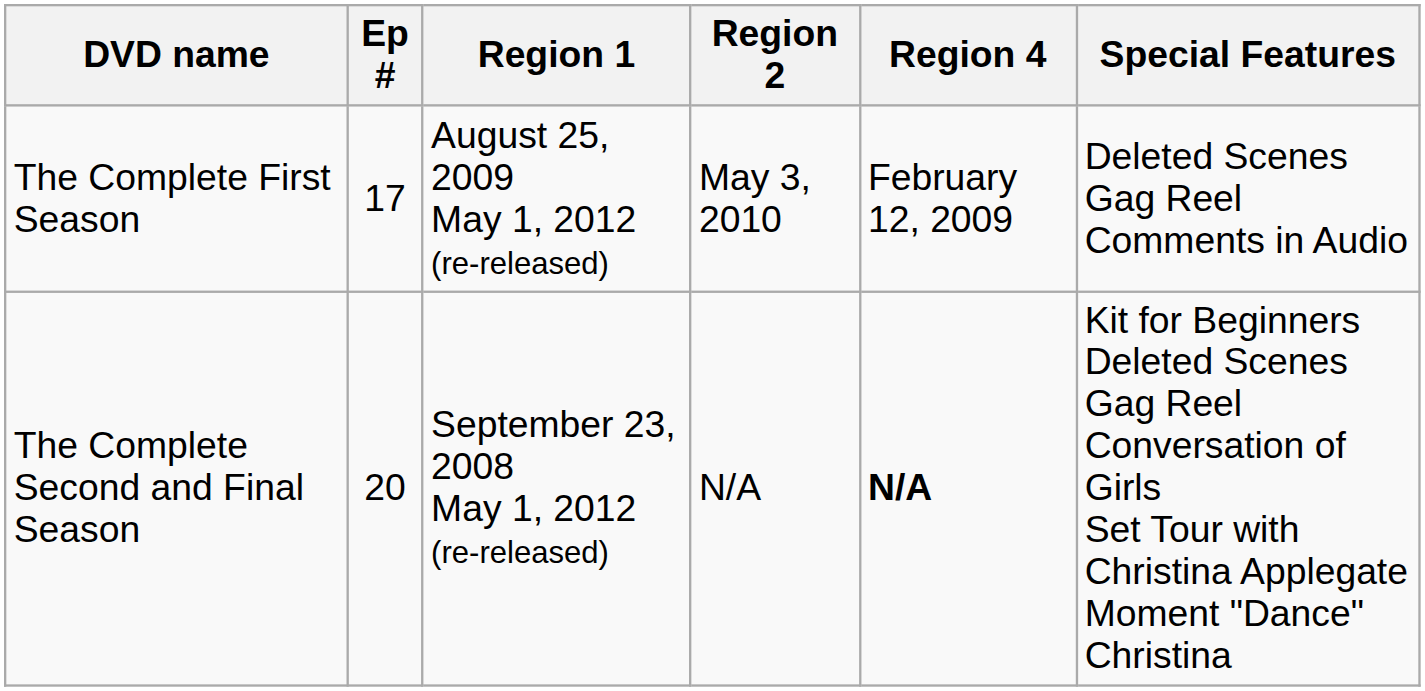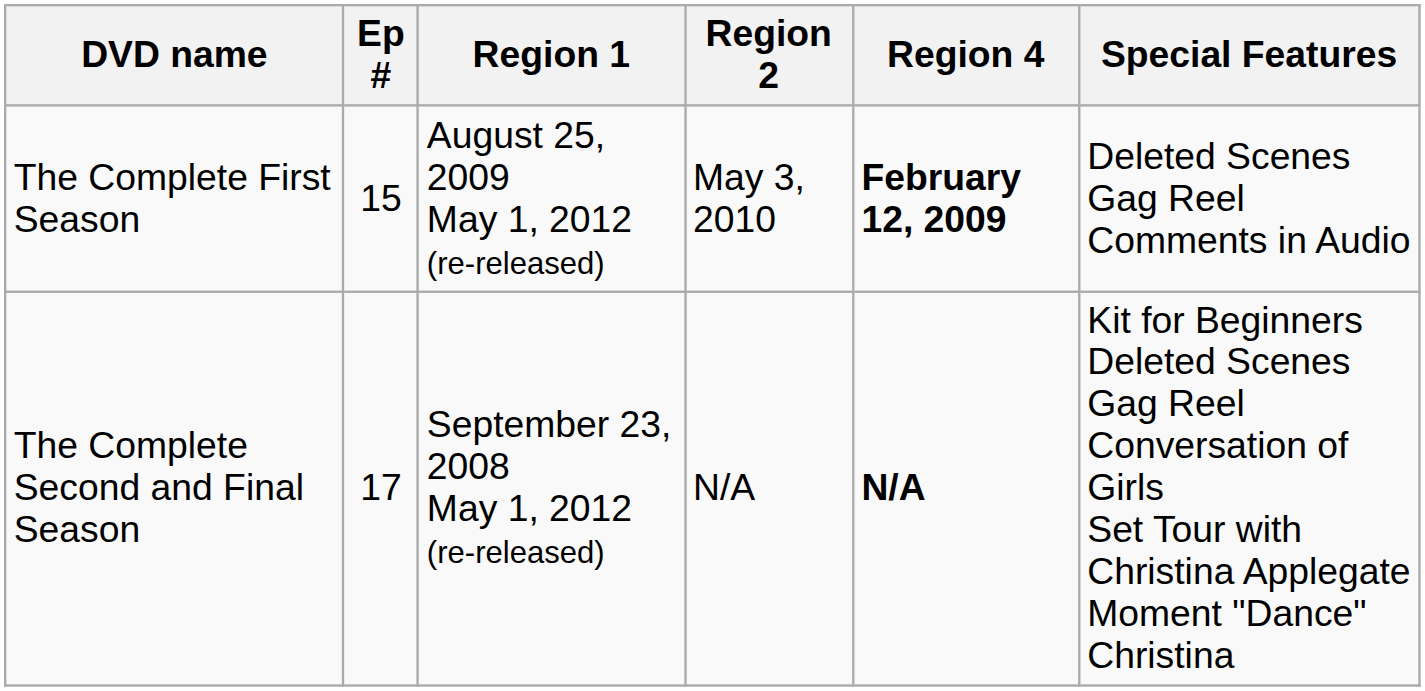(385, 198) 17 -> (381, 198) 15
(943, 198) normal -> (941, 198) bold
(385, 487) 20 -> (381, 487) 17
